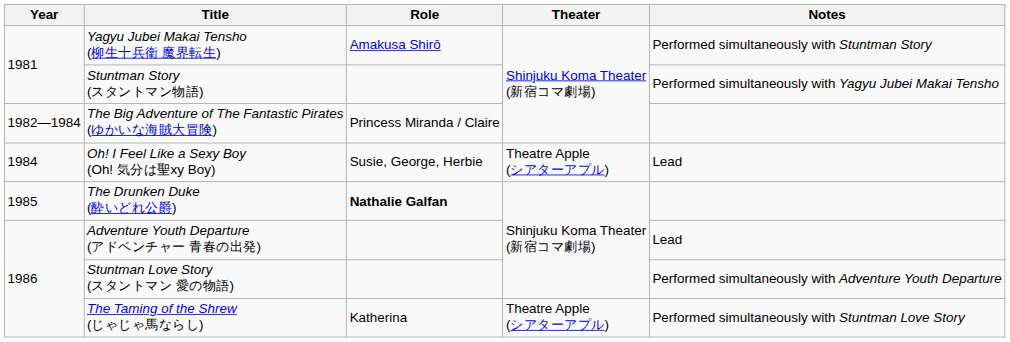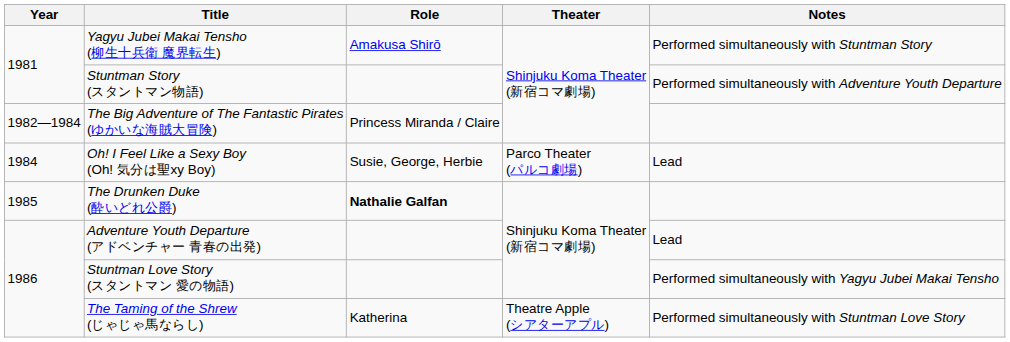(826, 84) Performed simultaneously with Yagyu Jubei Makai Tensho -> (827, 84) Performed simultaneously with Adventure Youth Departure
(557, 161) Theatre Apple (シアターアプル) -> (548, 161) Parco Theater (パルコ劇場)
(827, 279) Performed simultaneously with Adventure Youth Departure -> (826, 279) Performed simultaneously with Yagyu Jubei Makai Tensho
